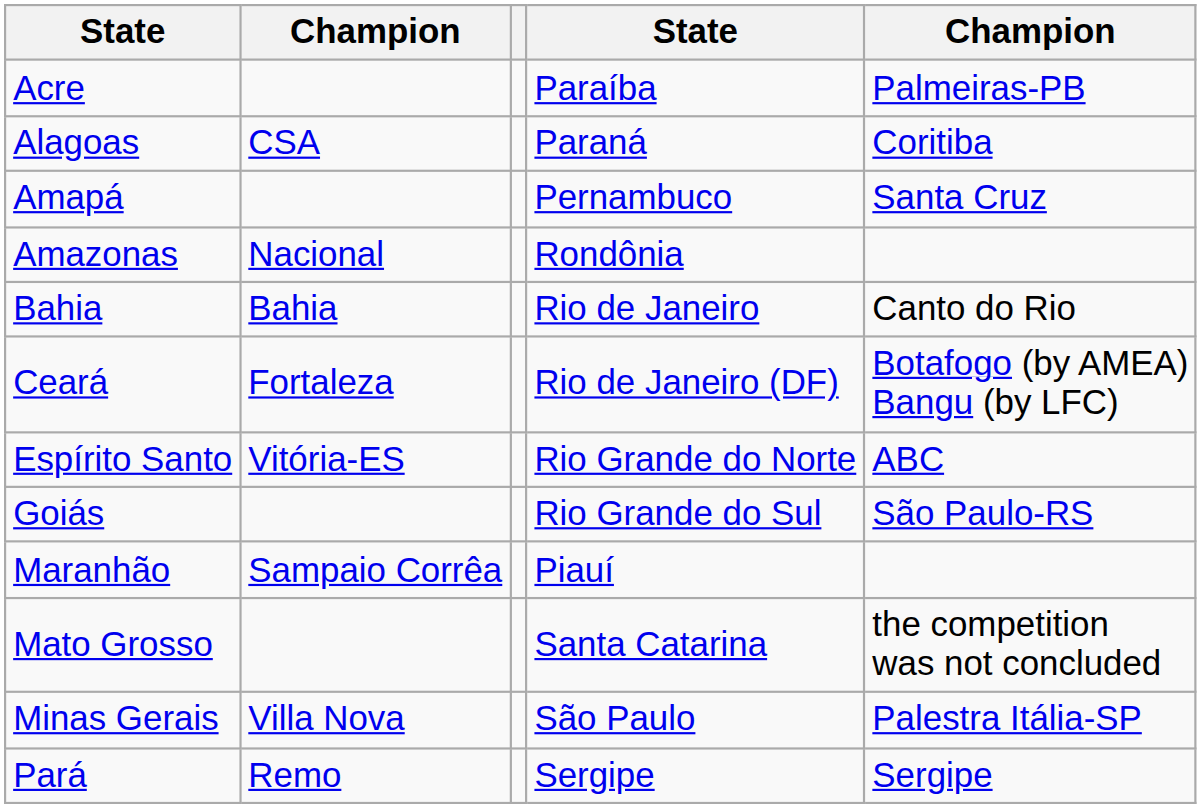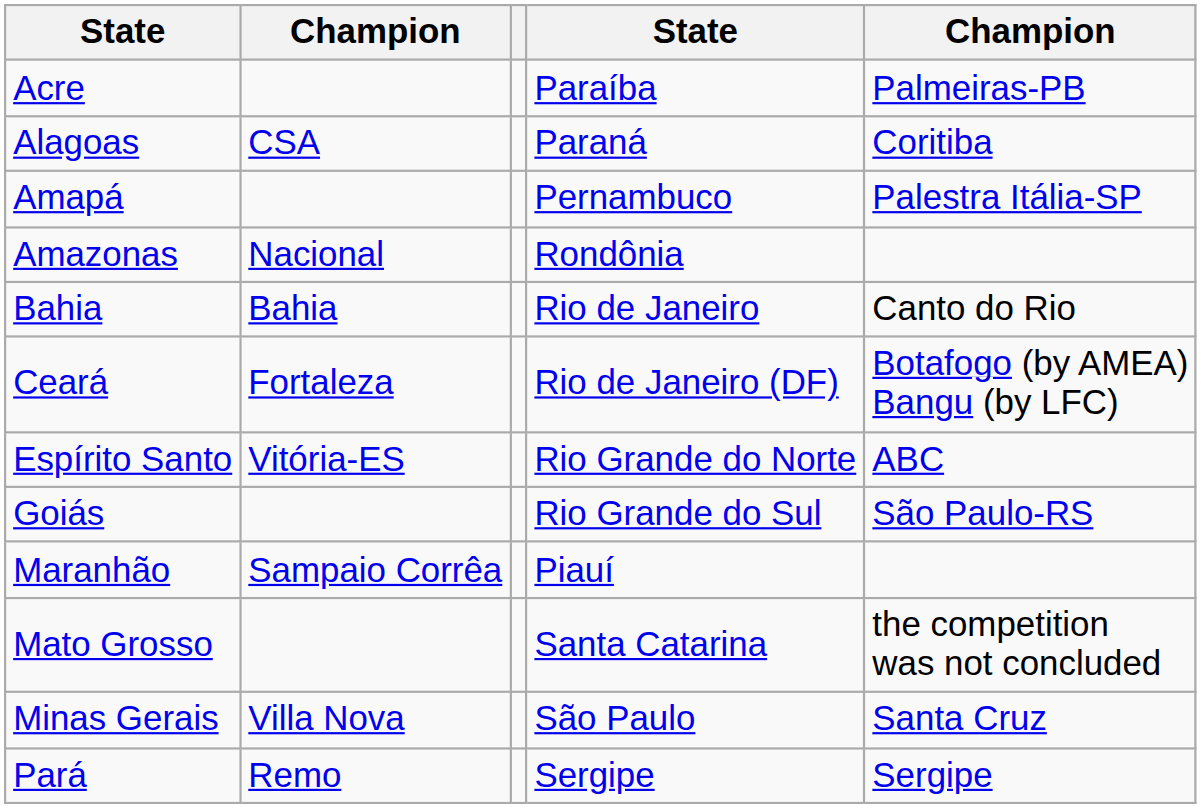(960, 198) Santa Cruz -> (1007, 198) Palestra Itália-SP
(1007, 719) Palestra Itália-SP -> (960, 719) Santa Cruz
